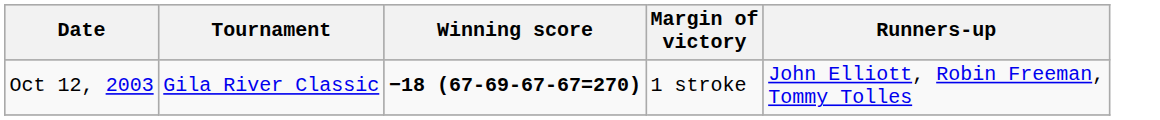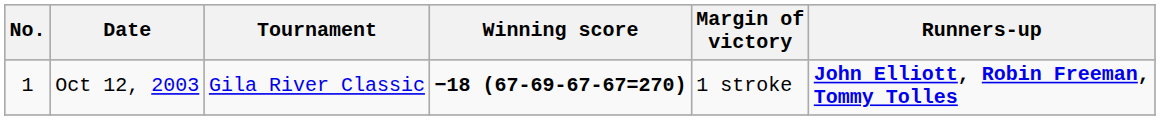+ column: (28, 33)
(936, 88) normal -> (982, 88) bold
